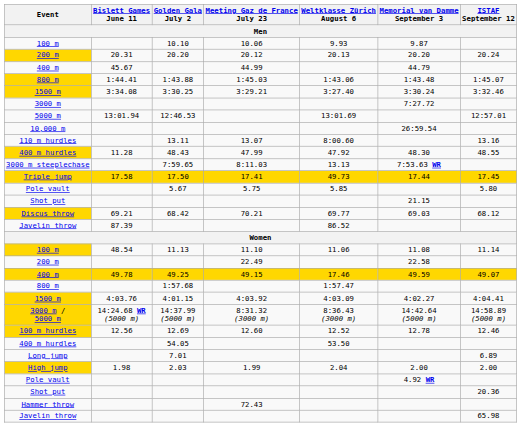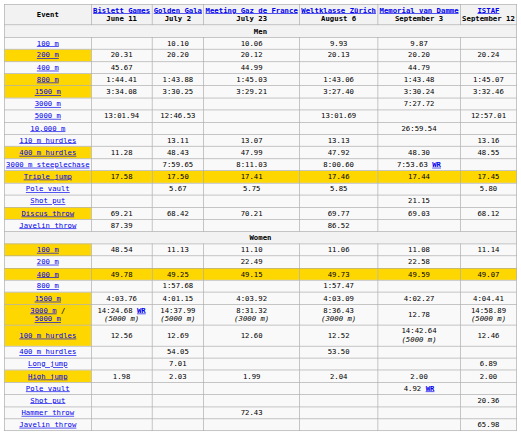(339, 141) 8:00.60 -> (339, 141) 13.13
(339, 165) 13.13 -> (339, 165) 8:00.60
(339, 177) 49.73 -> (339, 177) 17.46
(339, 274) 17.46 -> (339, 274) 49.73
(419, 315) 14:42.64 (5000 m) -> (419, 315) 12.78
(419, 331) 12.78 -> (419, 336) 14:42.64 (5000 m)
